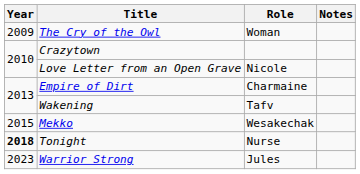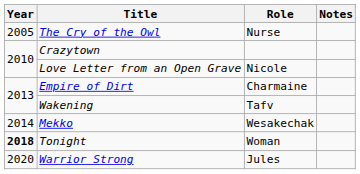(21, 32) 2009 -> (21, 32) 2005
(263, 32) Woman -> (263, 32) Nurse
(21, 123) 2015 -> (21, 123) 2014
(263, 141) Nurse -> (263, 141) Woman
(21, 159) 2023 -> (21, 159) 2020
